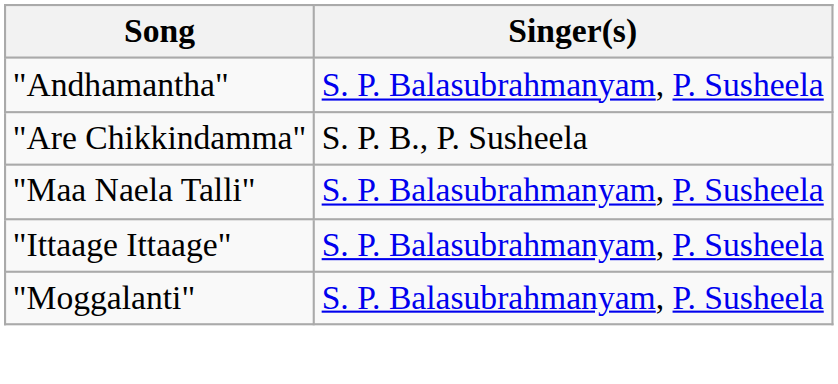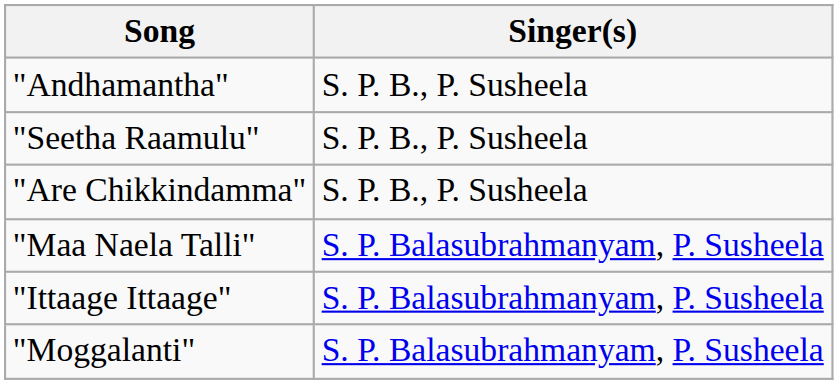(573, 84) S. P. Balasubrahmanyam, P. Susheela -> (455, 84) S. P. B., P. Susheela
+ row: (136, 137)
